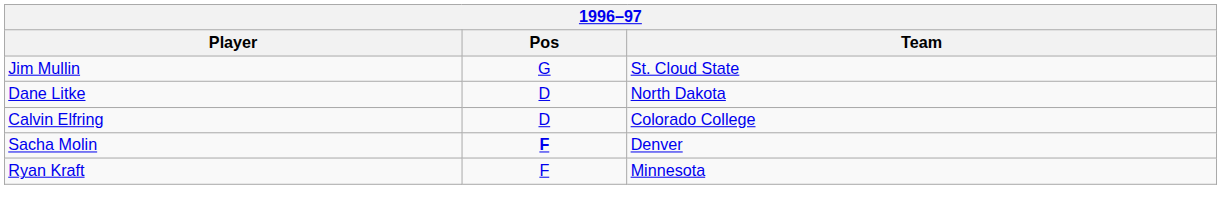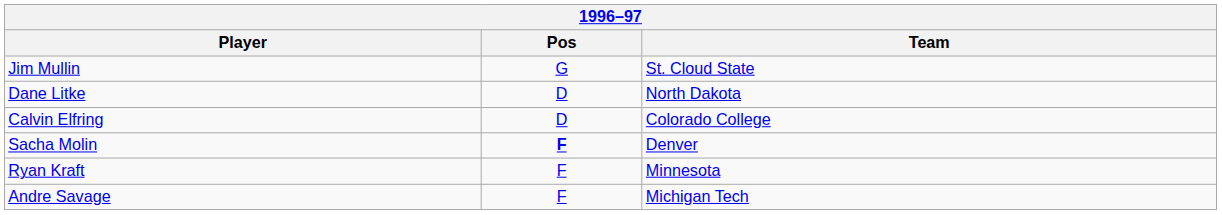+ row: (59, 196)
